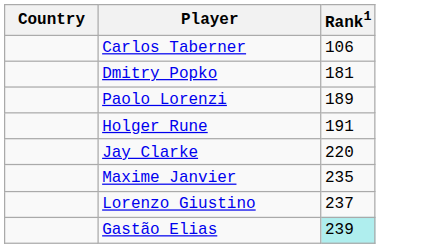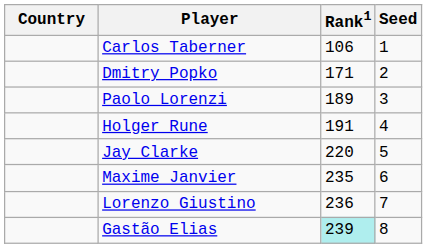+ column: (398, 20)
(339, 74) 181 -> (339, 74) 171
(339, 204) 237 -> (339, 204) 236
